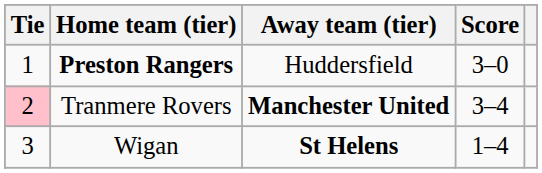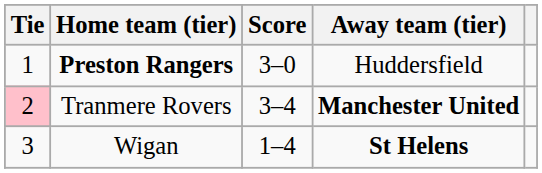columns swapped: (490, 24) <-> (349, 24)
